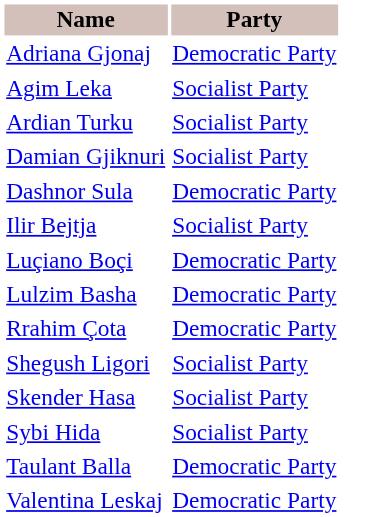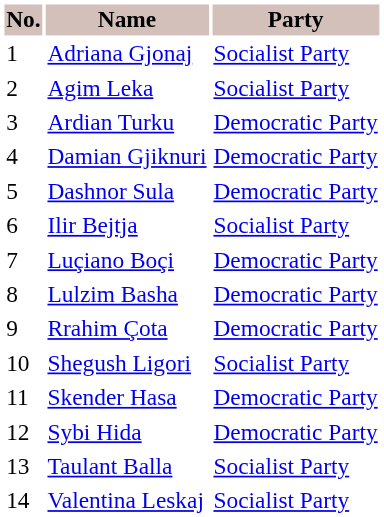+ column: (23, 19)
(254, 53) Democratic Party -> (281, 53) Socialist Party
(240, 122) Socialist Party -> (296, 122) Democratic Party
(240, 157) Socialist Party -> (296, 157) Democratic Party
(240, 397) Socialist Party -> (296, 397) Democratic Party
(240, 432) Socialist Party -> (296, 432) Democratic Party
(254, 466) Democratic Party -> (281, 466) Socialist Party
(254, 501) Democratic Party -> (281, 501) Socialist Party
